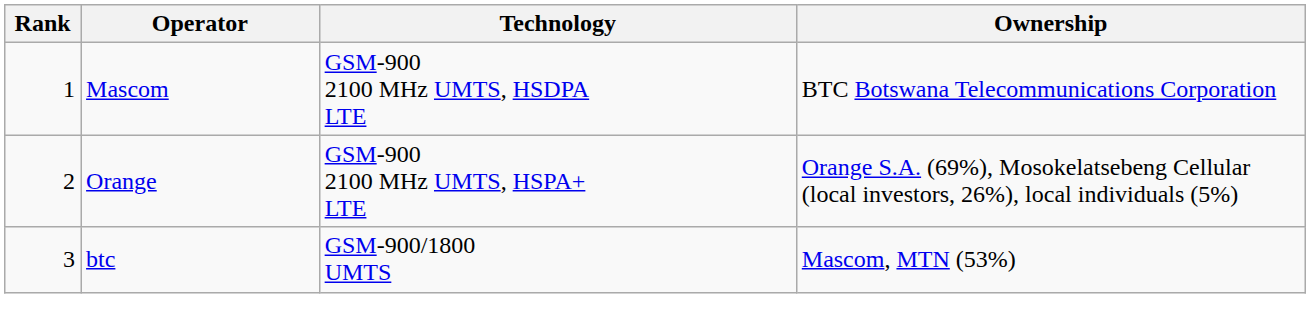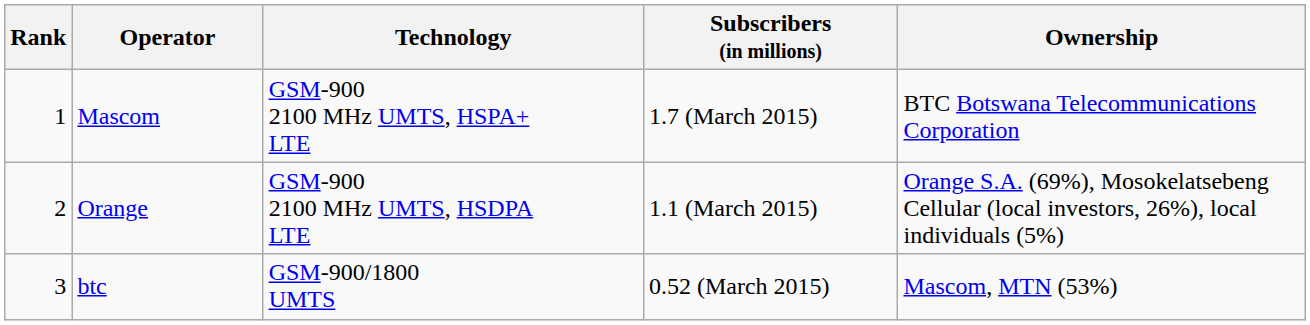+ column: (771, 37)
(457, 88) GSM-900 2100 MHz UMTS, HSDPA LTE -> (399, 115) GSM-900 2100 MHz UMTS, HSPA+ LTE
(455, 180) GSM-900 2100 MHz UMTS, HSPA+ LTE -> (401, 207) GSM-900 2100 MHz UMTS, HSDPA LTE
